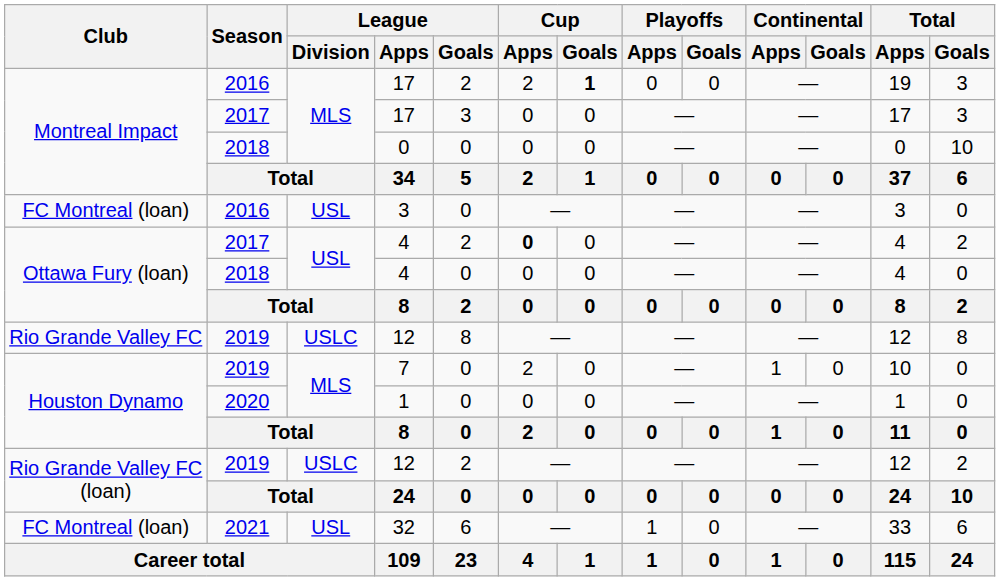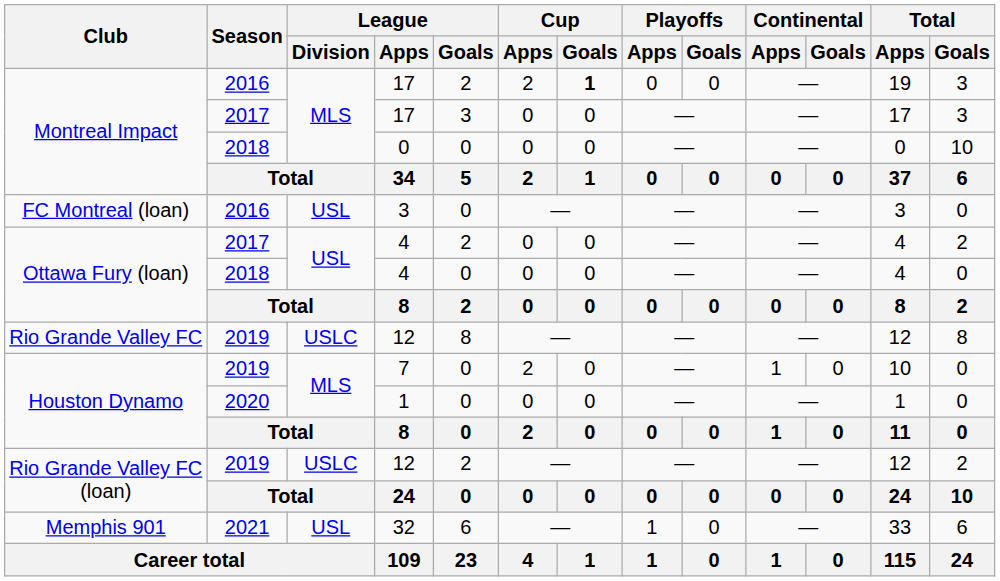(528, 242) bold -> (528, 242) normal
(106, 527) FC Montreal (loan) -> (106, 527) Memphis 901
